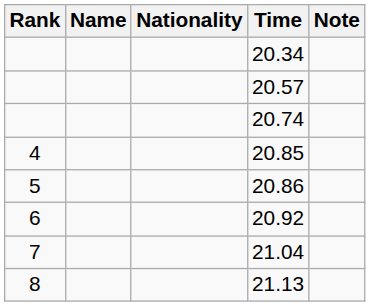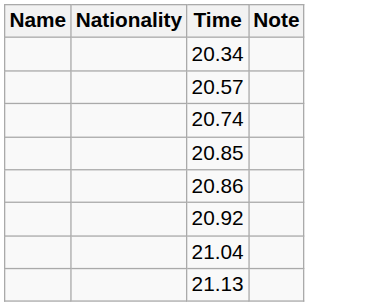- column: (35, 20)
